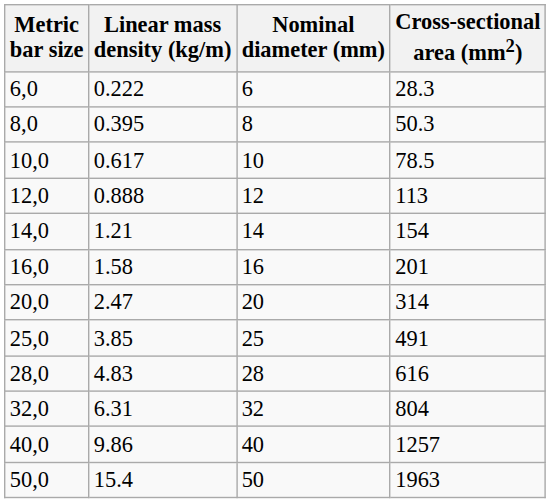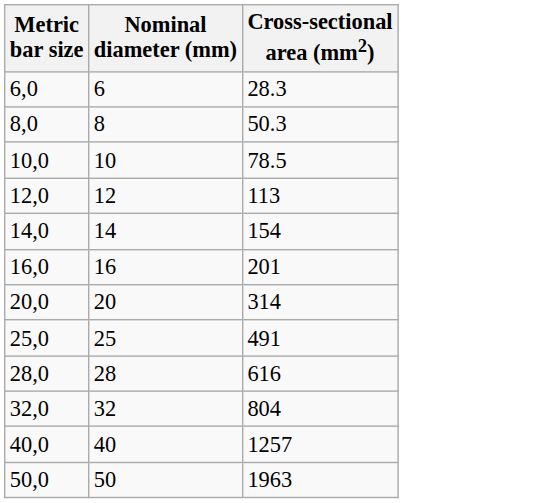- column: (163, 37)
